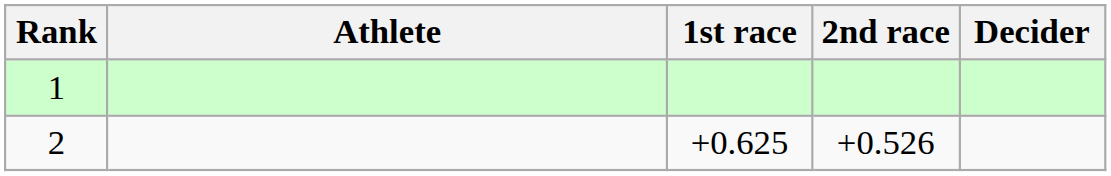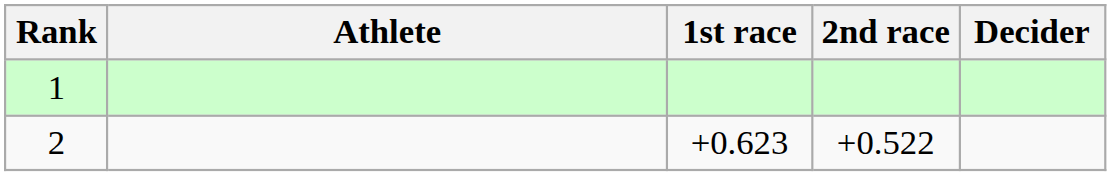(739, 142) +0.625 -> (739, 142) +0.623
(886, 142) +0.526 -> (886, 142) +0.522
